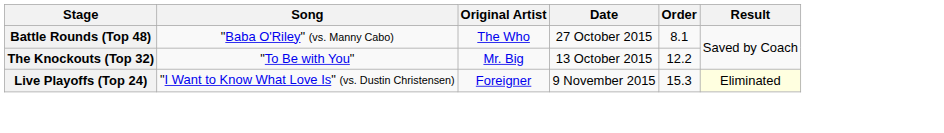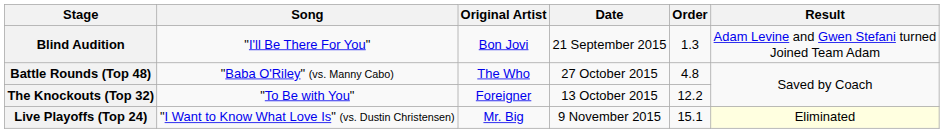+ row: (81, 44)
(679, 37) 8.1 -> (690, 74) 4.8
(504, 59) Mr. Big -> (504, 95) Foreigner
(504, 80) Foreigner -> (504, 117) Mr. Big
(679, 80) 15.3 -> (690, 117) 15.1
